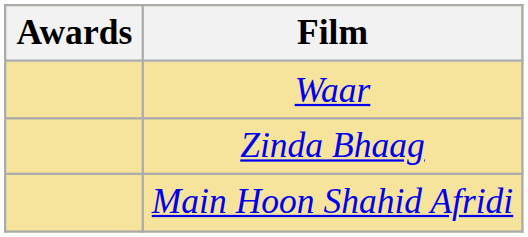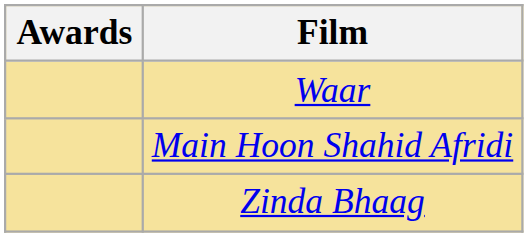rows swapped: (333, 201) <-> (332, 145)
